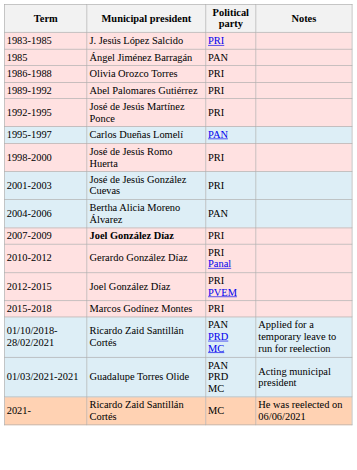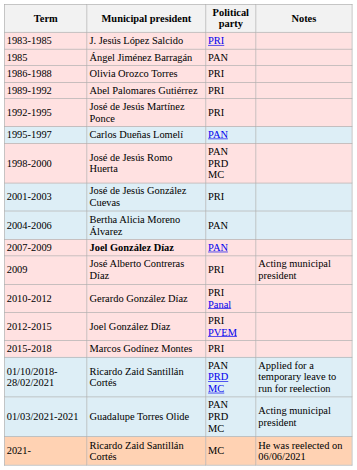(216, 157) PRI -> (218, 163) PAN PRD MC
(216, 236) PRI -> (218, 247) PAN
+ row: (17, 270)
